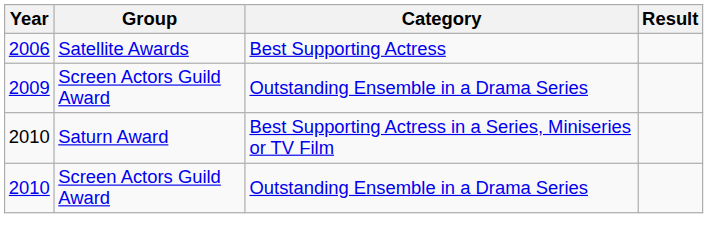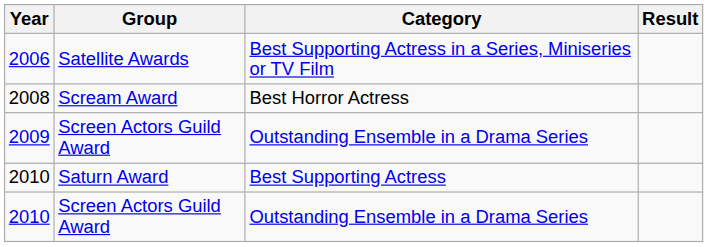(348, 48) Best Supporting Actress -> (440, 58) Best Supporting Actress in a Series, Miniseries or TV Film
+ row: (29, 98)
(440, 137) Best Supporting Actress in a Series, Miniseries or TV Film -> (348, 177) Best Supporting Actress
